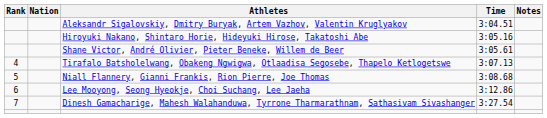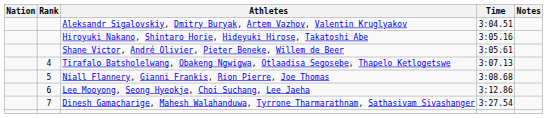columns swapped: (16, 11) <-> (44, 11)
